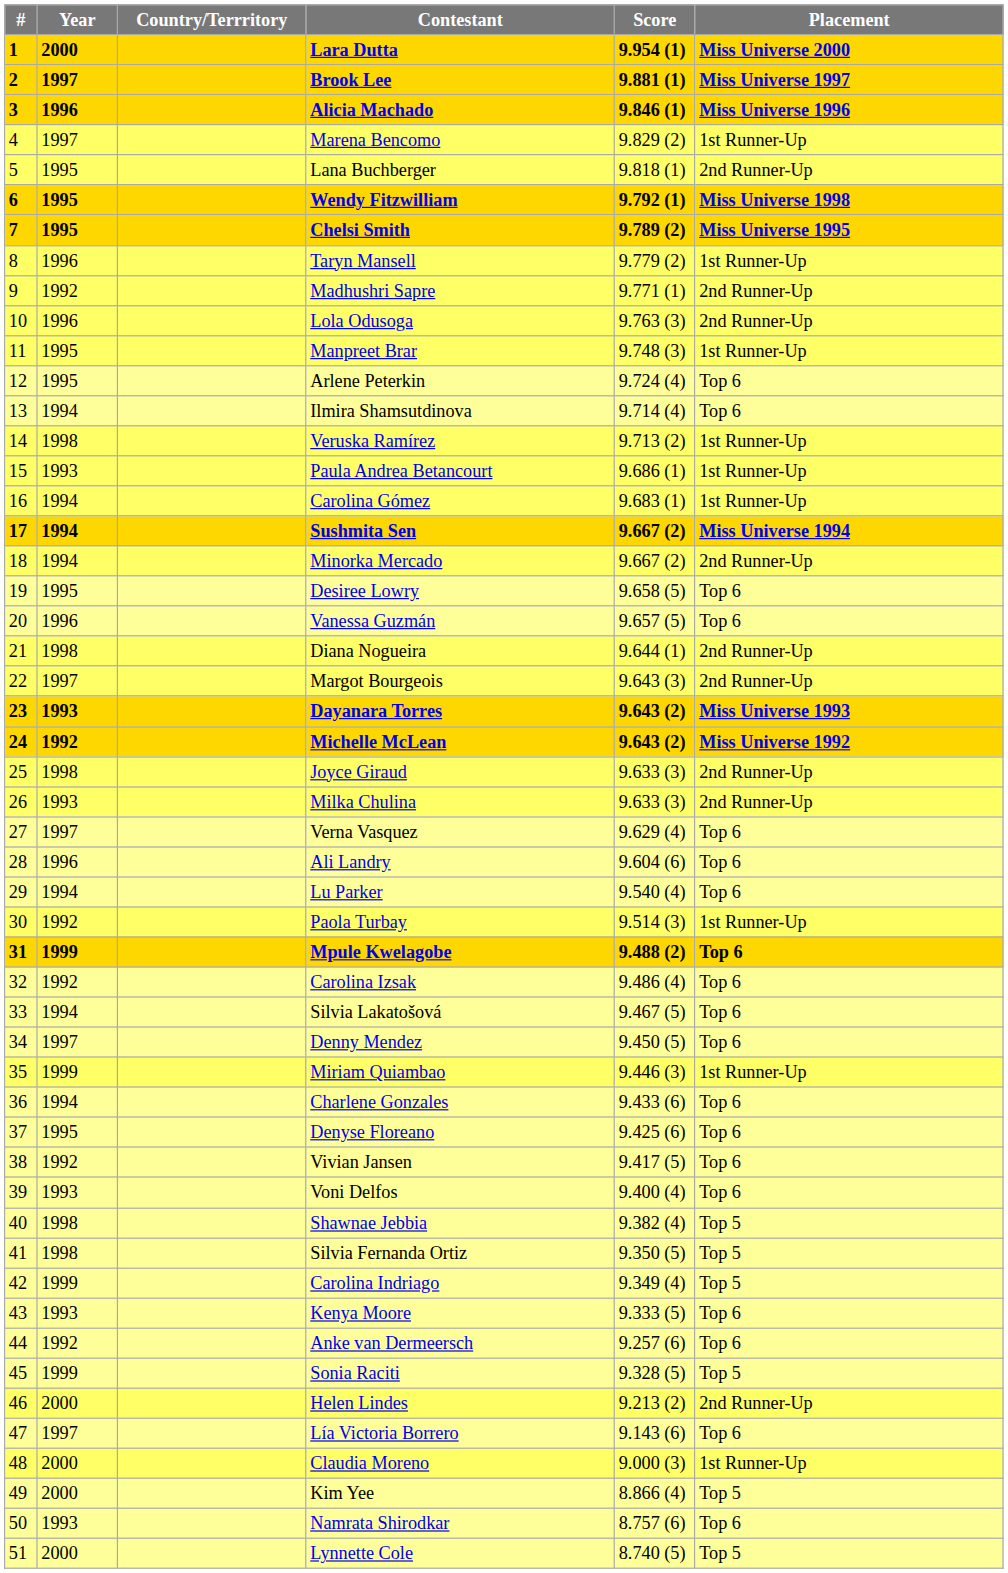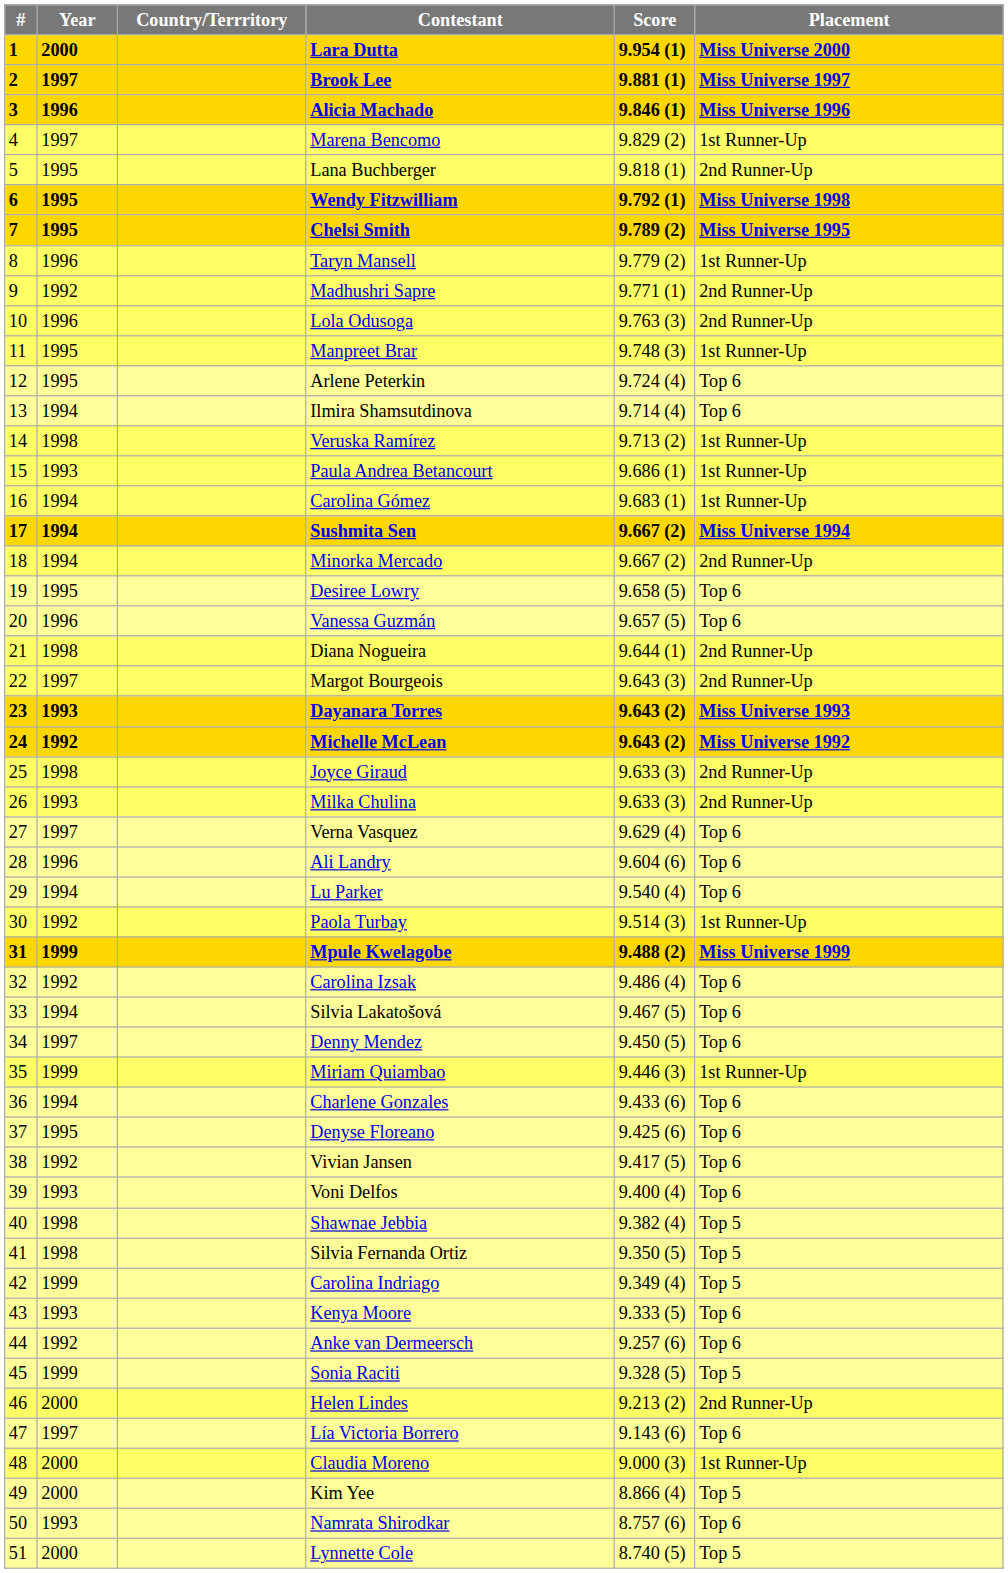(721, 952) Top 6 -> (775, 952) Miss Universe 1999
